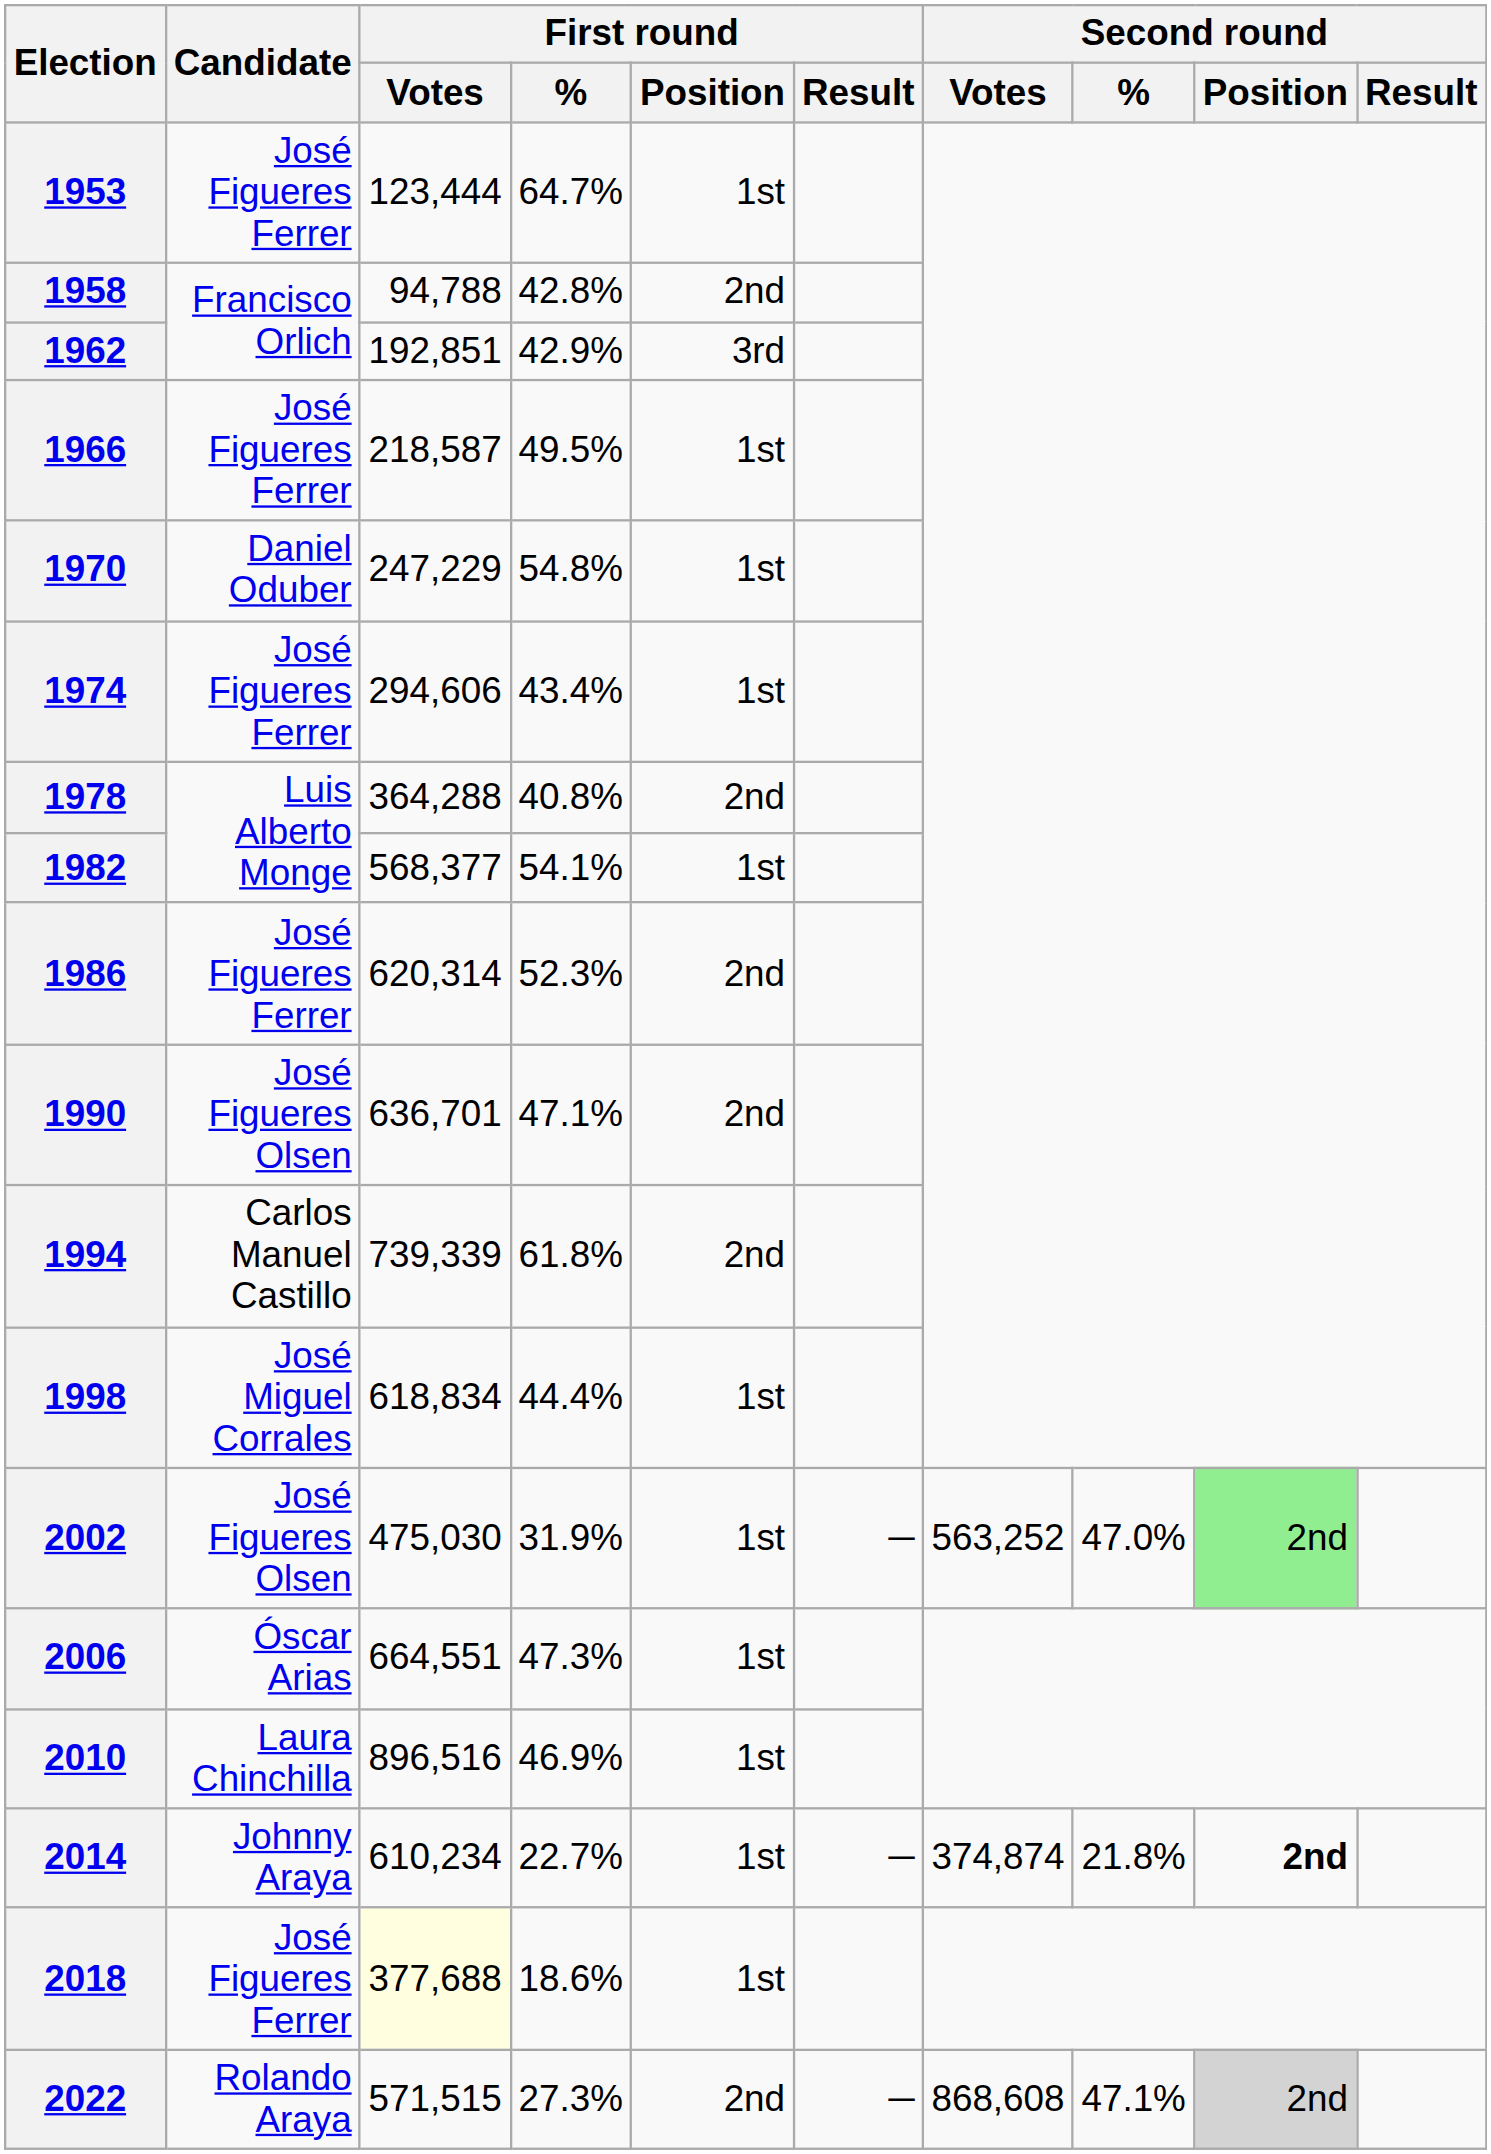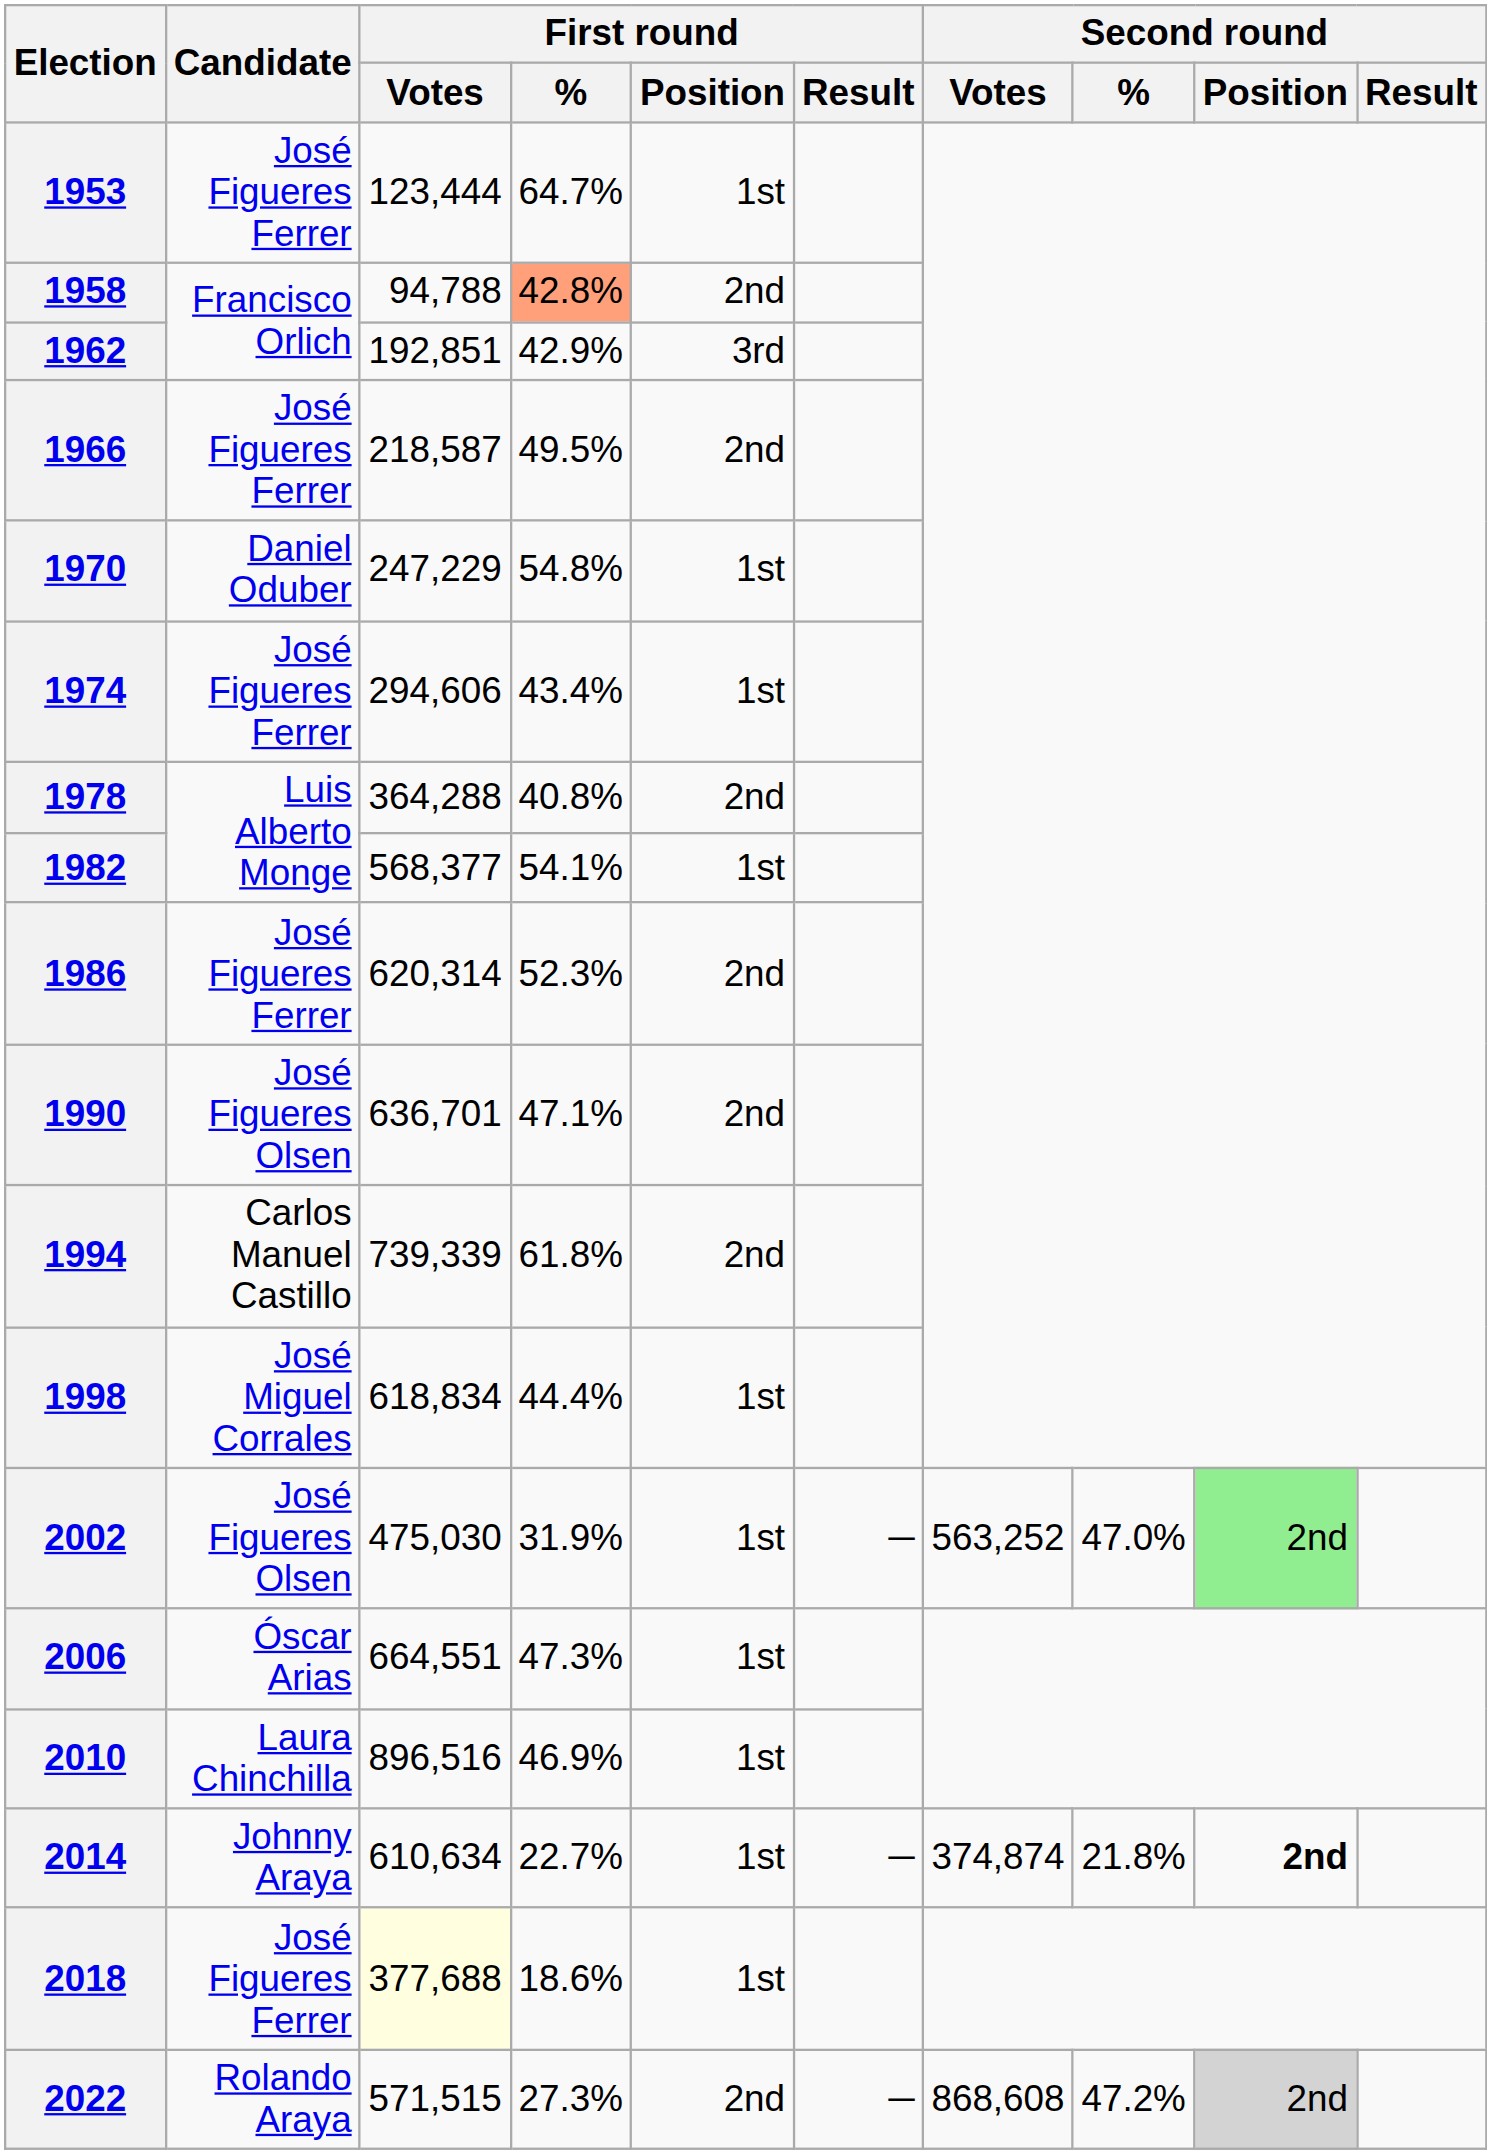(571, 291) no background -> (571, 291) lightsalmon background
(761, 449) 1st -> (754, 449) 2nd
(435, 1857) 610,234 -> (435, 1857) 610,634
(1134, 2098) 47.1% -> (1134, 2098) 47.2%
